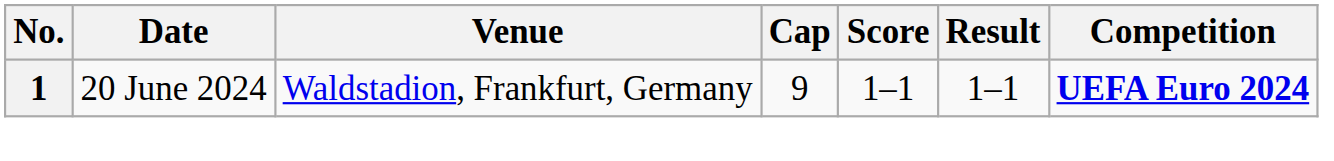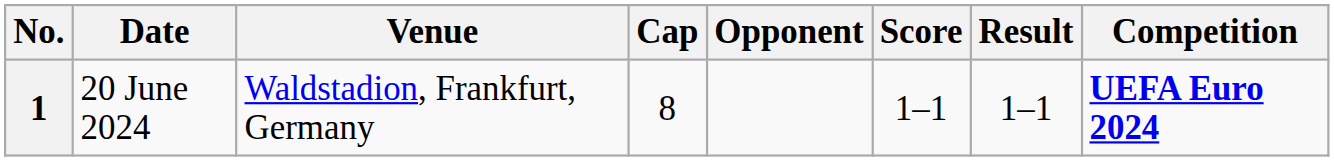+ column: (789, 32)
(800, 87) 9 -> (667, 107) 8
